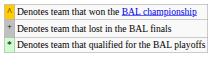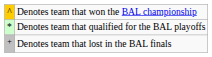rows swapped: (94, 28) <-> (111, 45)
